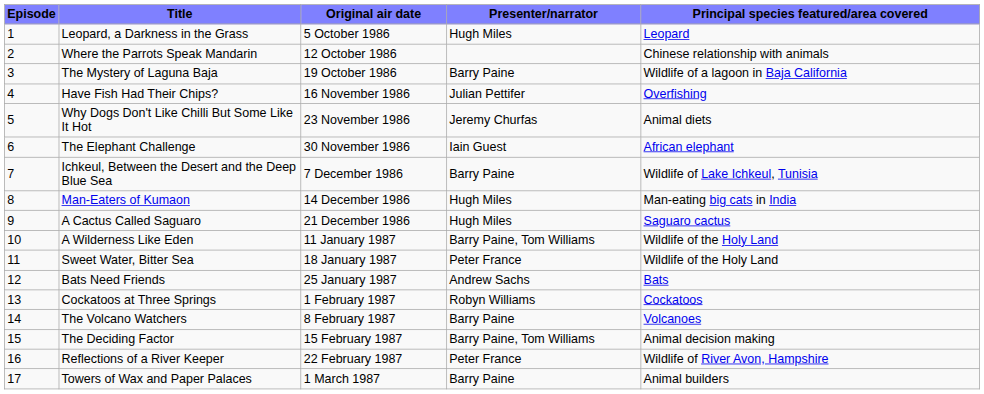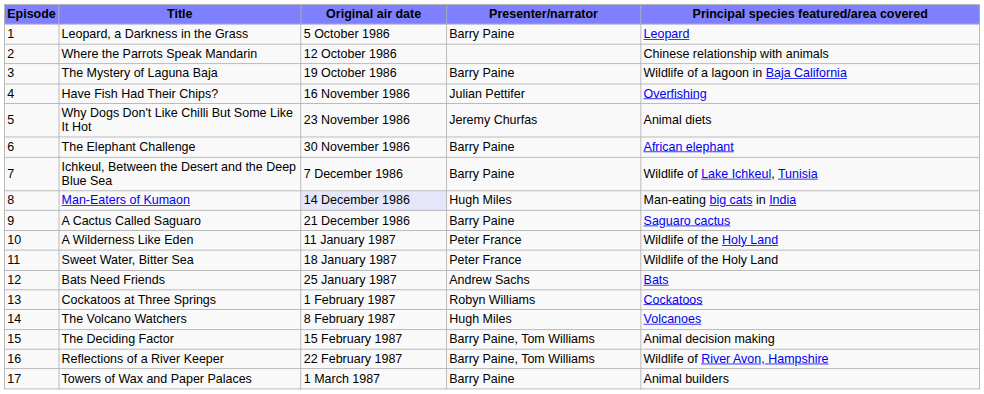(480, 34) Hugh Miles -> (482, 34) Barry Paine
(478, 147) Iain Guest -> (482, 147) Barry Paine
(357, 200) no background -> (357, 200) lavender background
(480, 220) Hugh Miles -> (482, 220) Barry Paine
(522, 240) Barry Paine, Tom Williams -> (485, 240) Peter France
(482, 319) Barry Paine -> (480, 319) Hugh Miles
(485, 359) Peter France -> (522, 359) Barry Paine, Tom Williams
